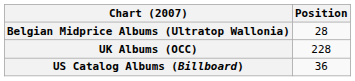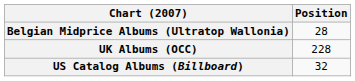(321, 67) 36 -> (321, 67) 32
